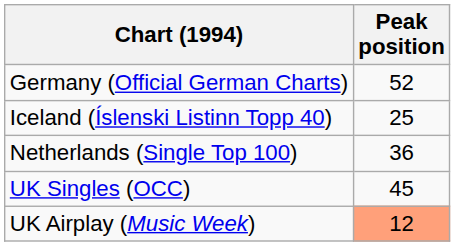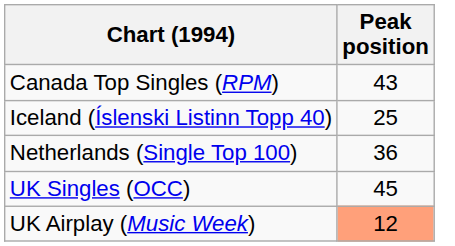+ row: (144, 82)
- row: (179, 82)
